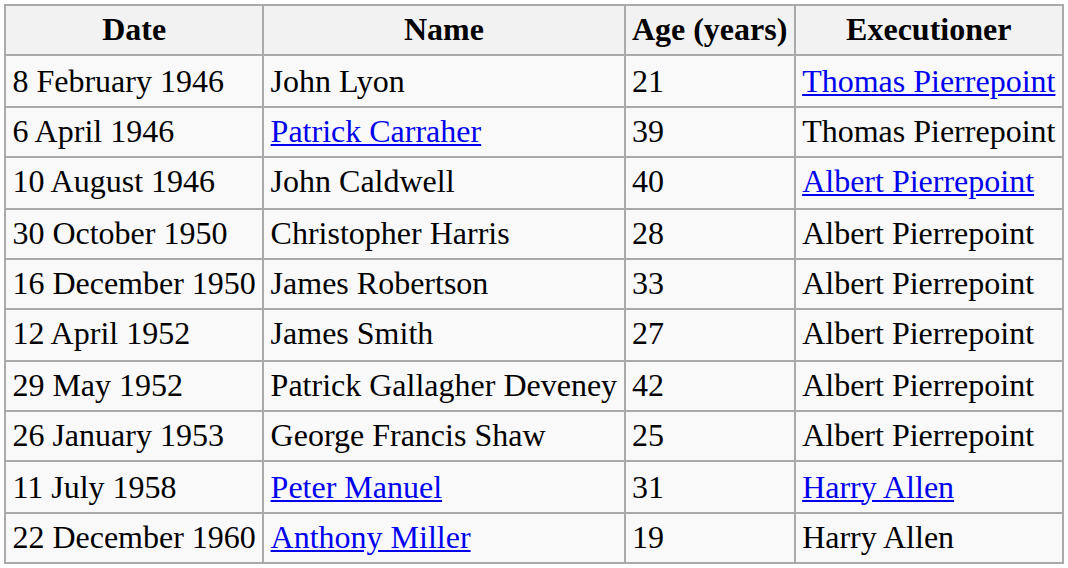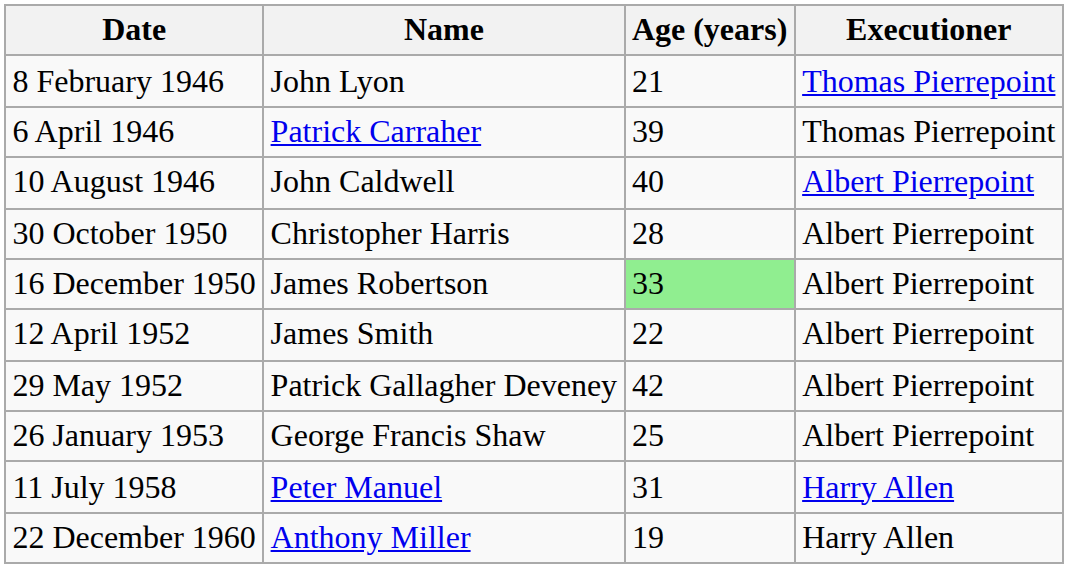(648, 283) no background -> (648, 283) lightgreen background
(648, 334) 27 -> (648, 334) 22
